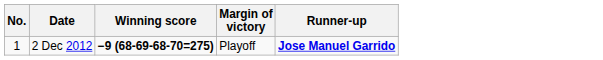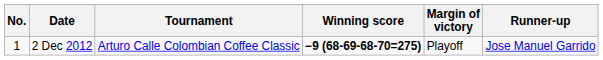+ column: (199, 21)
(337, 46) bold -> (541, 46) normal
